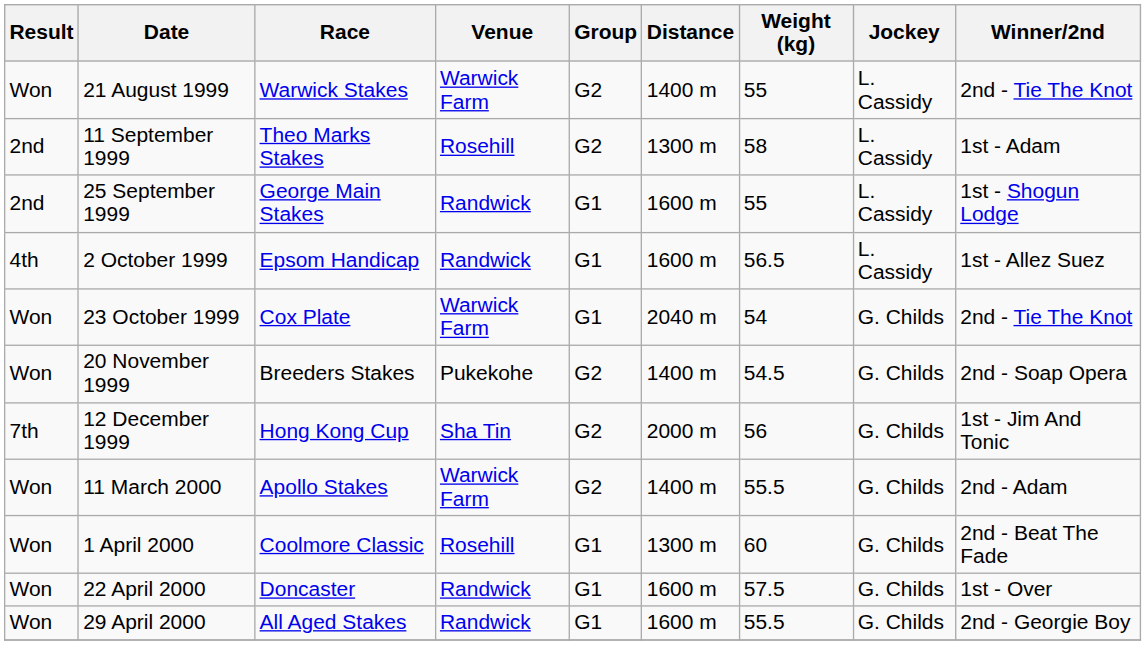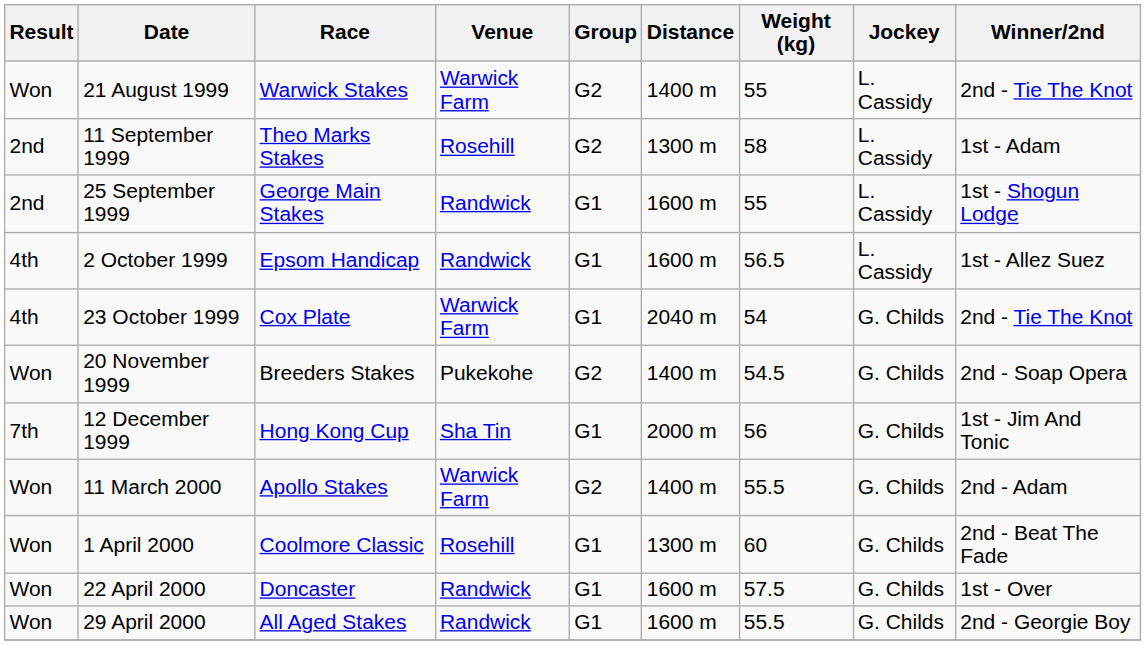(31, 317) Won -> (24, 317) 4th
(588, 430) G2 -> (588, 430) G1
